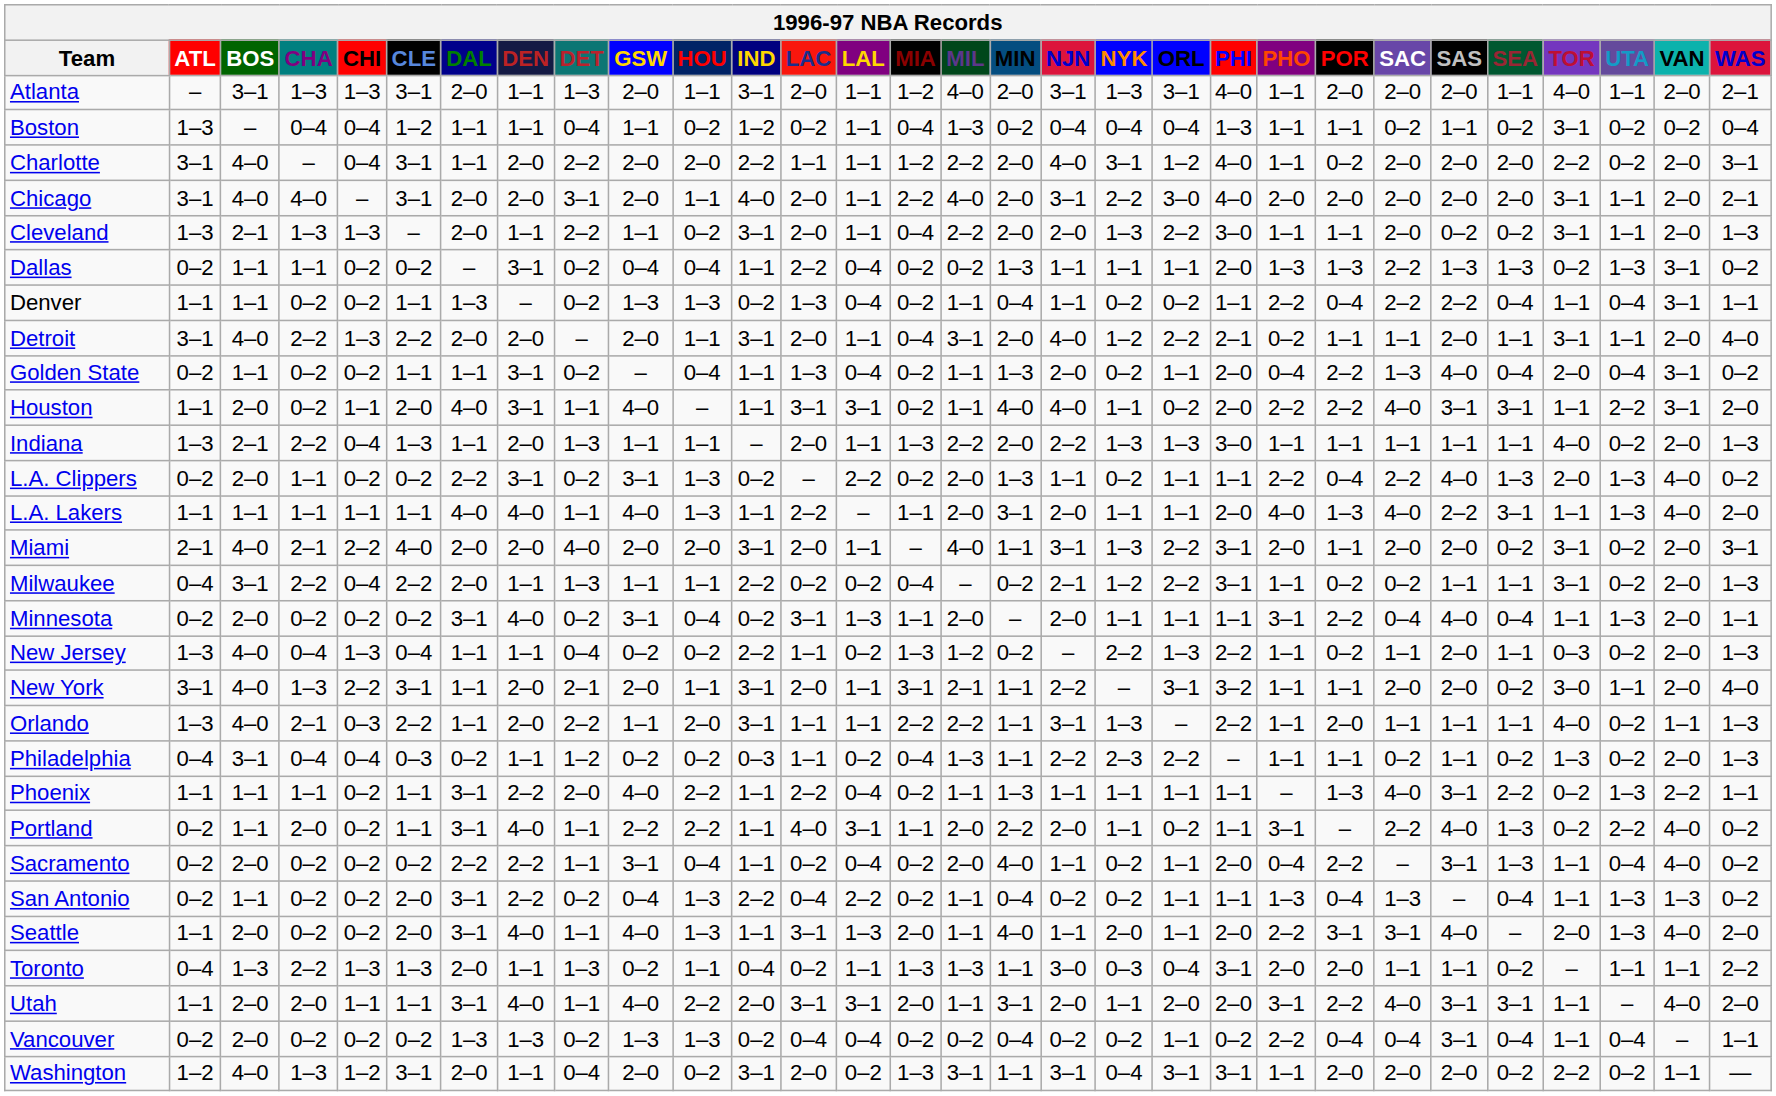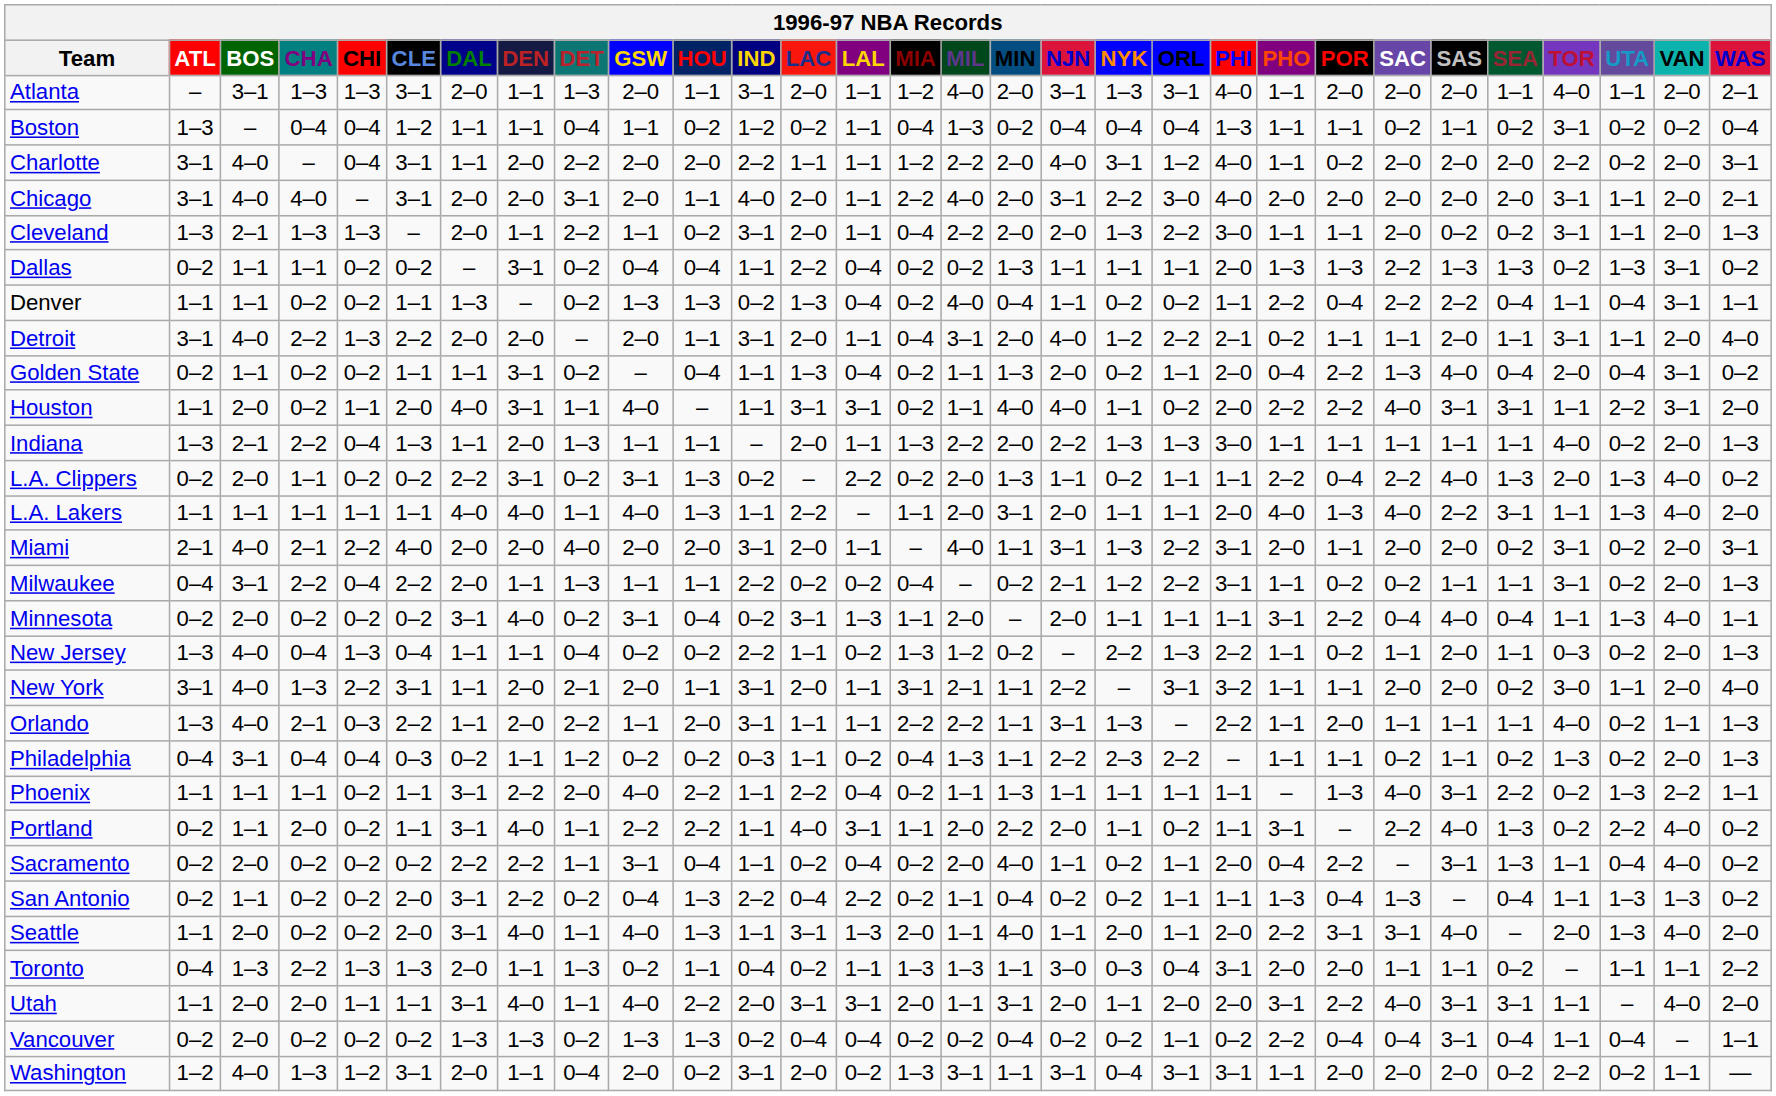(965, 303) 1–1 -> (965, 303) 4–0
(1682, 618) 2–0 -> (1682, 618) 4–0
